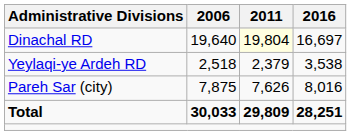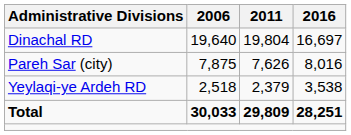(266, 40) lightyellow background -> (266, 40) no background
rows swapped: (77, 64) <-> (60, 87)
